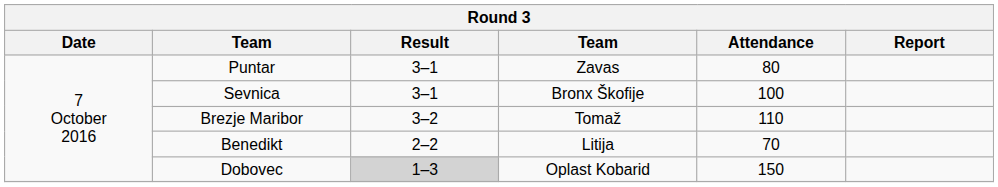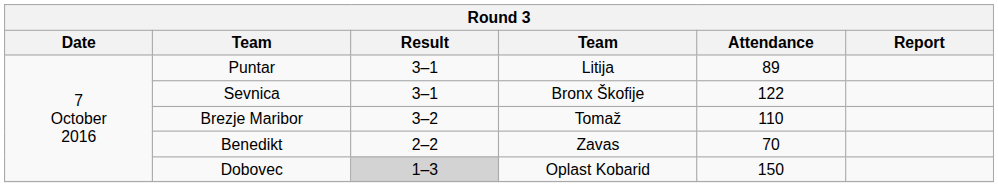(598, 68) Zavas -> (598, 68) Litija
(771, 68) 80 -> (771, 68) 89
(771, 93) 100 -> (771, 93) 122
(598, 144) Litija -> (598, 144) Zavas
